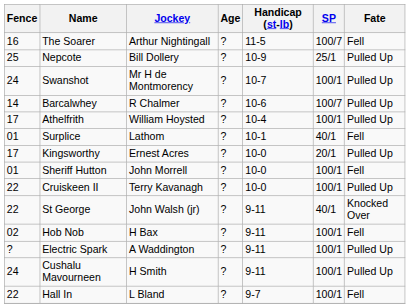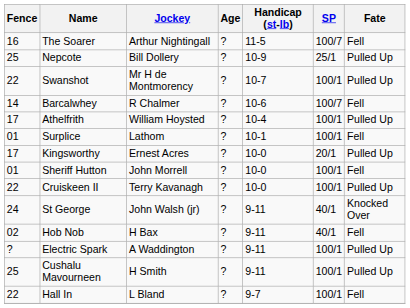(13, 80) 24 -> (13, 80) 22
(370, 103) Pulled Up -> (355, 103) Fell
(326, 137) 40/1 -> (329, 137) 100/1
(13, 210) 22 -> (13, 210) 24
(329, 232) 100/1 -> (326, 232) 40/1
(13, 272) 24 -> (13, 272) 25
